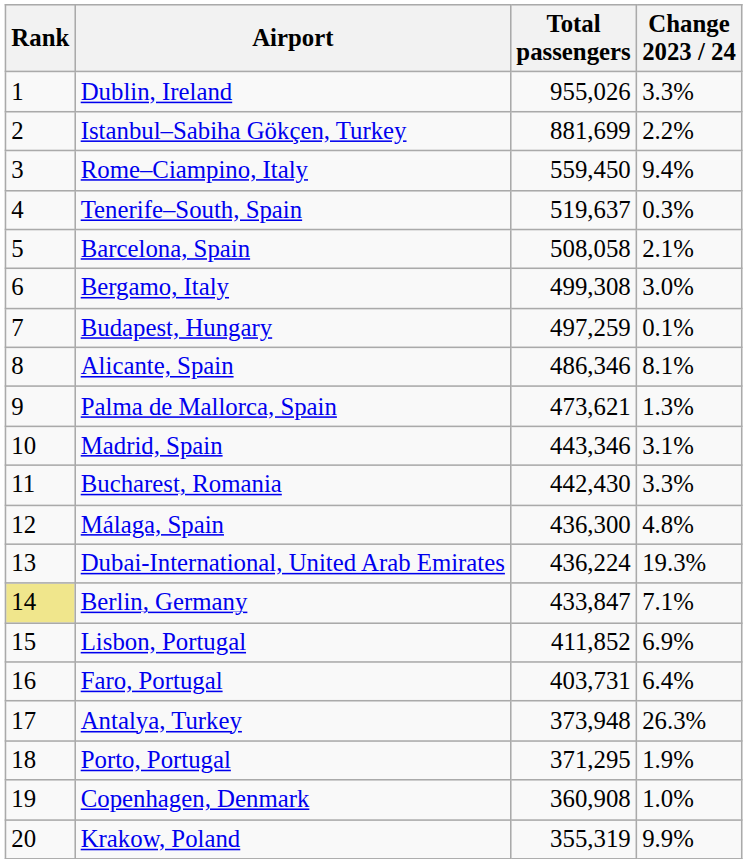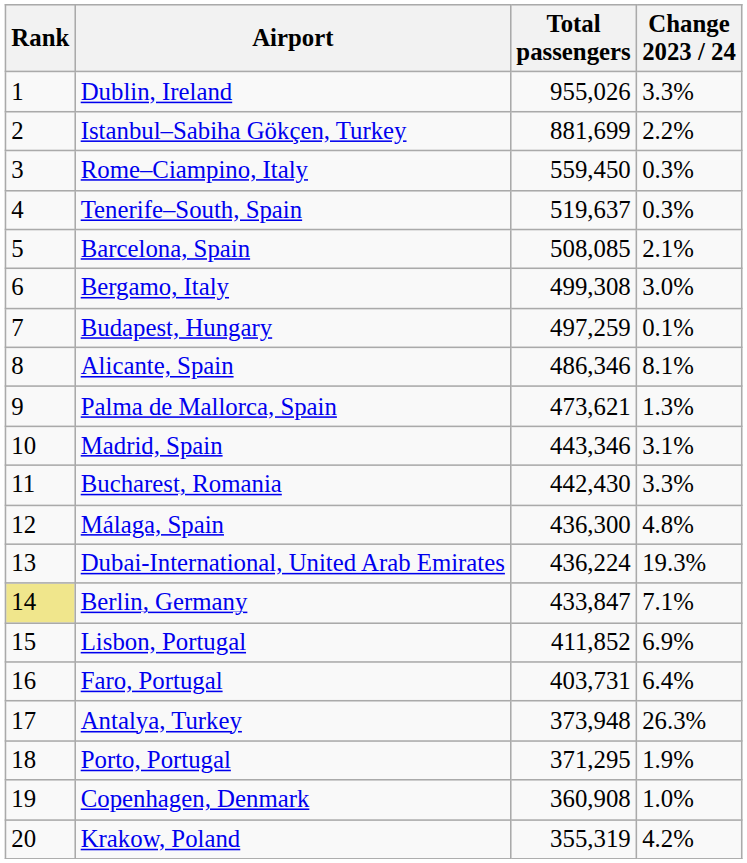(668, 170) 9.4% -> (668, 170) 0.3%
(590, 248) 508,058 -> (590, 248) 508,085
(668, 838) 9.9% -> (668, 838) 4.2%
